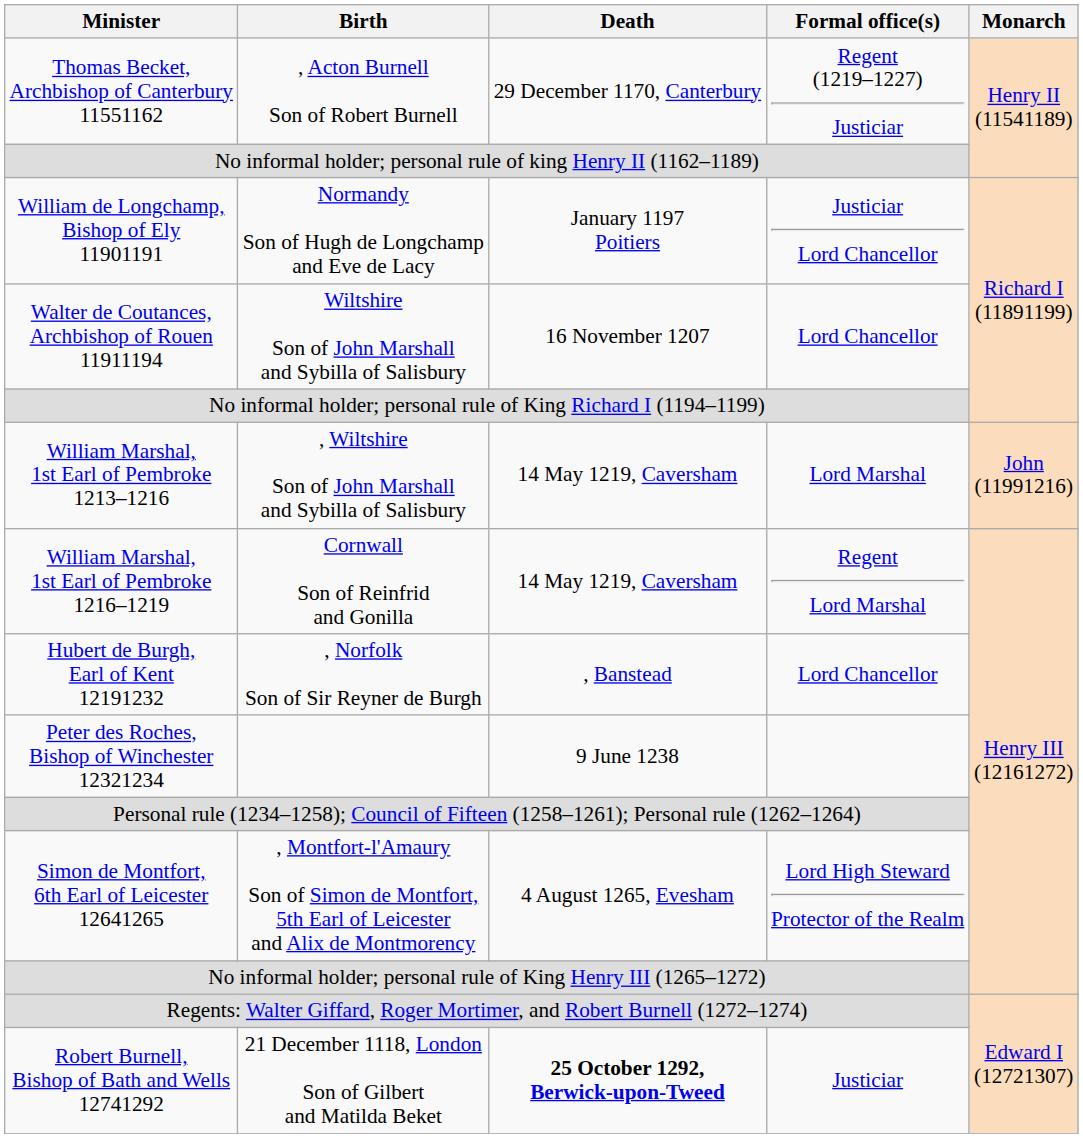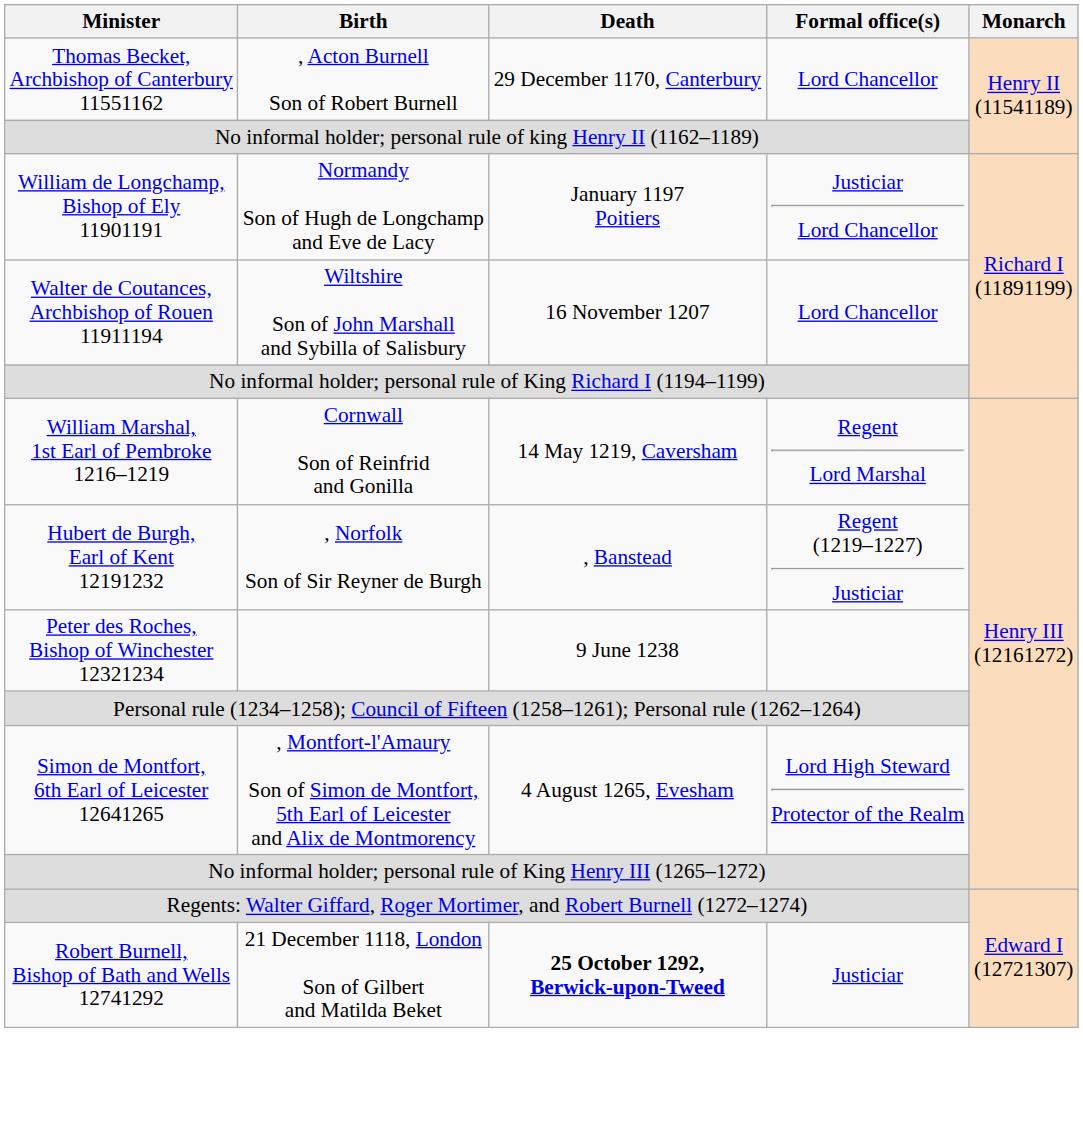(868, 91) Regent (1219–1227) Justiciar -> (868, 79) Lord Chancellor
- row: (121, 475)
(868, 674) Lord Chancellor -> (868, 556) Regent (1219–1227) Justiciar
